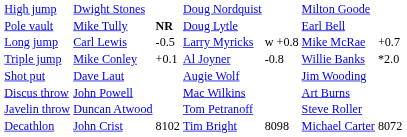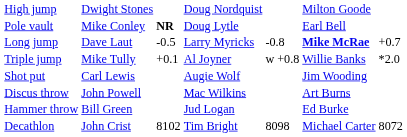(100, 25) Mike Tully -> (113, 25) Mike Conley
(100, 42) Carl Lewis -> (107, 42) Dave Laut
(282, 42) w +0.8 -> (275, 42) -0.8
(334, 42) normal -> (336, 42) bold
(105, 59) Mike Conley -> (108, 59) Mike Tully
(274, 59) -0.8 -> (282, 59) w +0.8
(99, 76) Dave Laut -> (108, 76) Carl Lewis
+ row: (41, 109)
- row: (37, 109)
